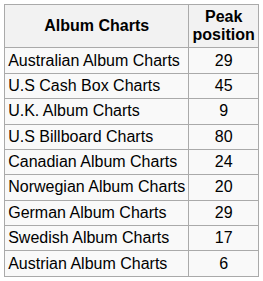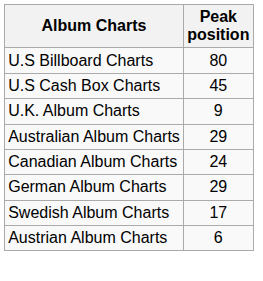rows swapped: (81, 136) <-> (94, 60)
- row: (97, 187)
